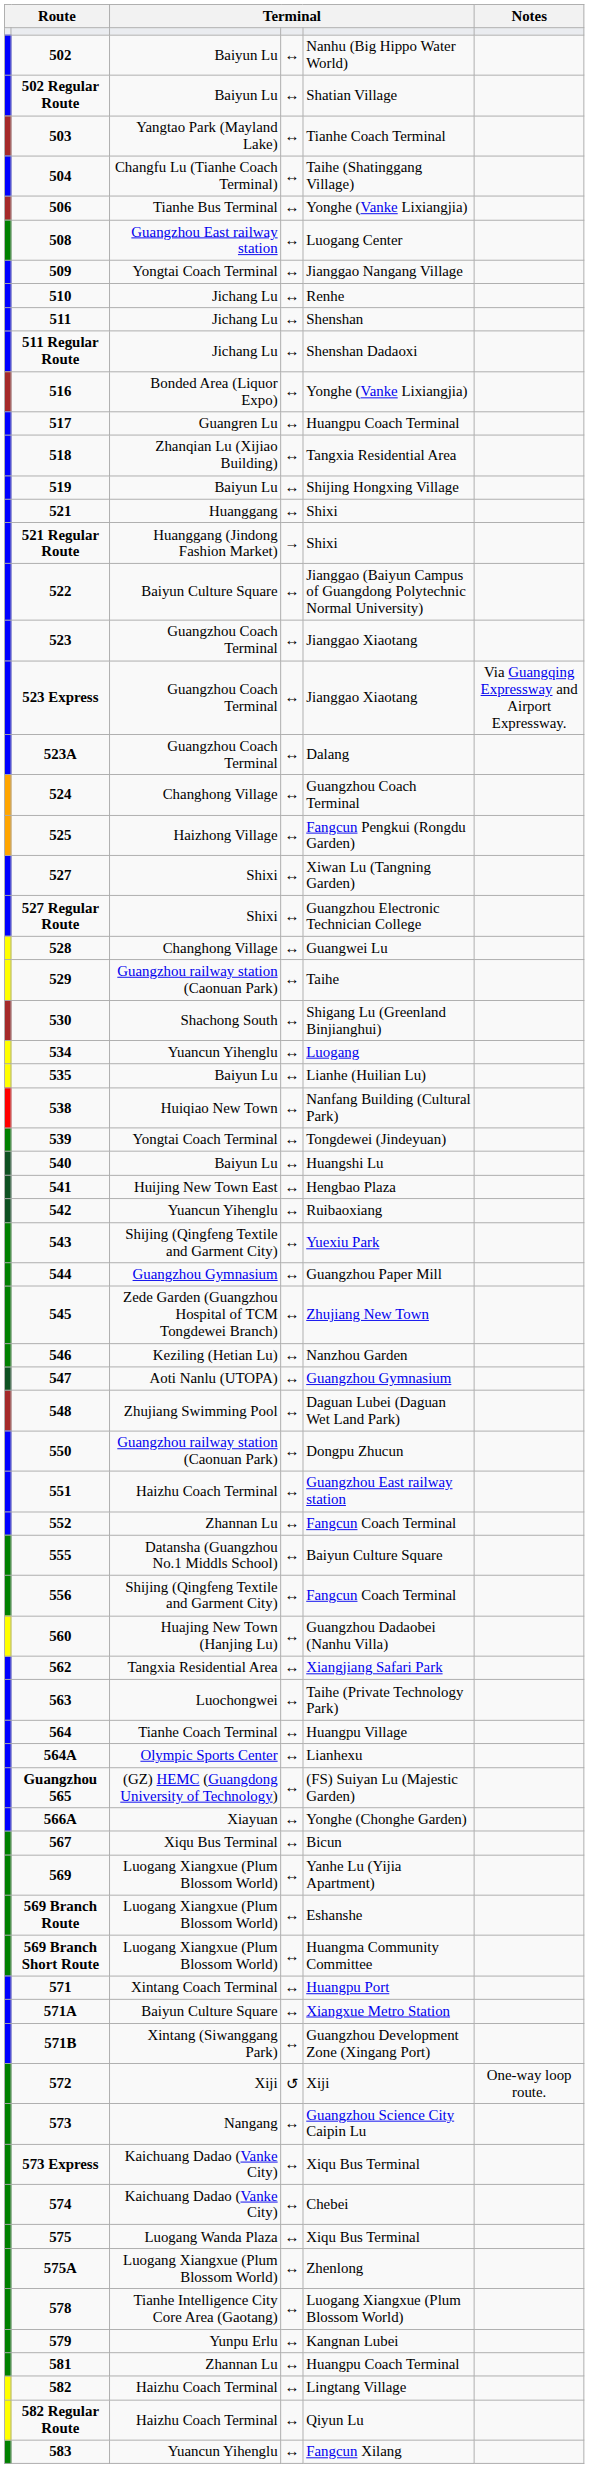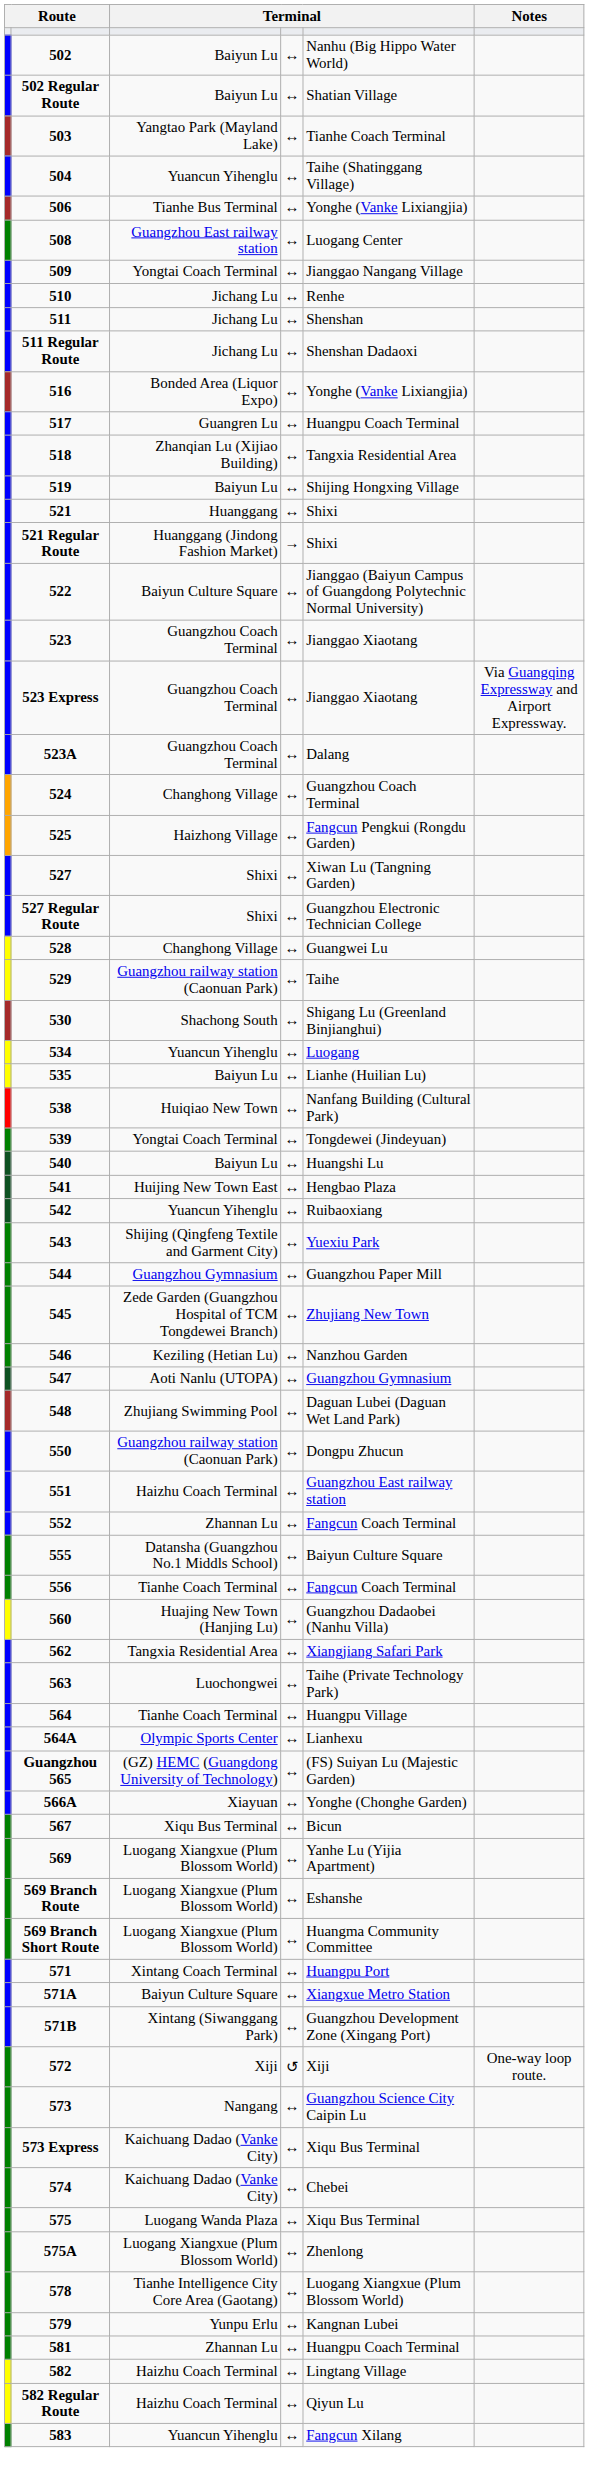(196, 176) Changfu Lu (Tianhe Coach Terminal) -> (223, 176) Yuancun Yihenglu
(201, 1595) Shijing (Qingfeng Textile and Garment City) -> (208, 1587) Tianhe Coach Terminal
